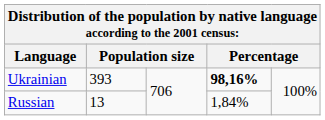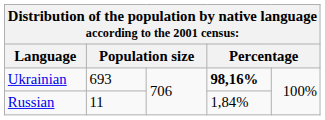(101, 79) 393 -> (101, 79) 693
(97, 102) 13 -> (97, 102) 11
